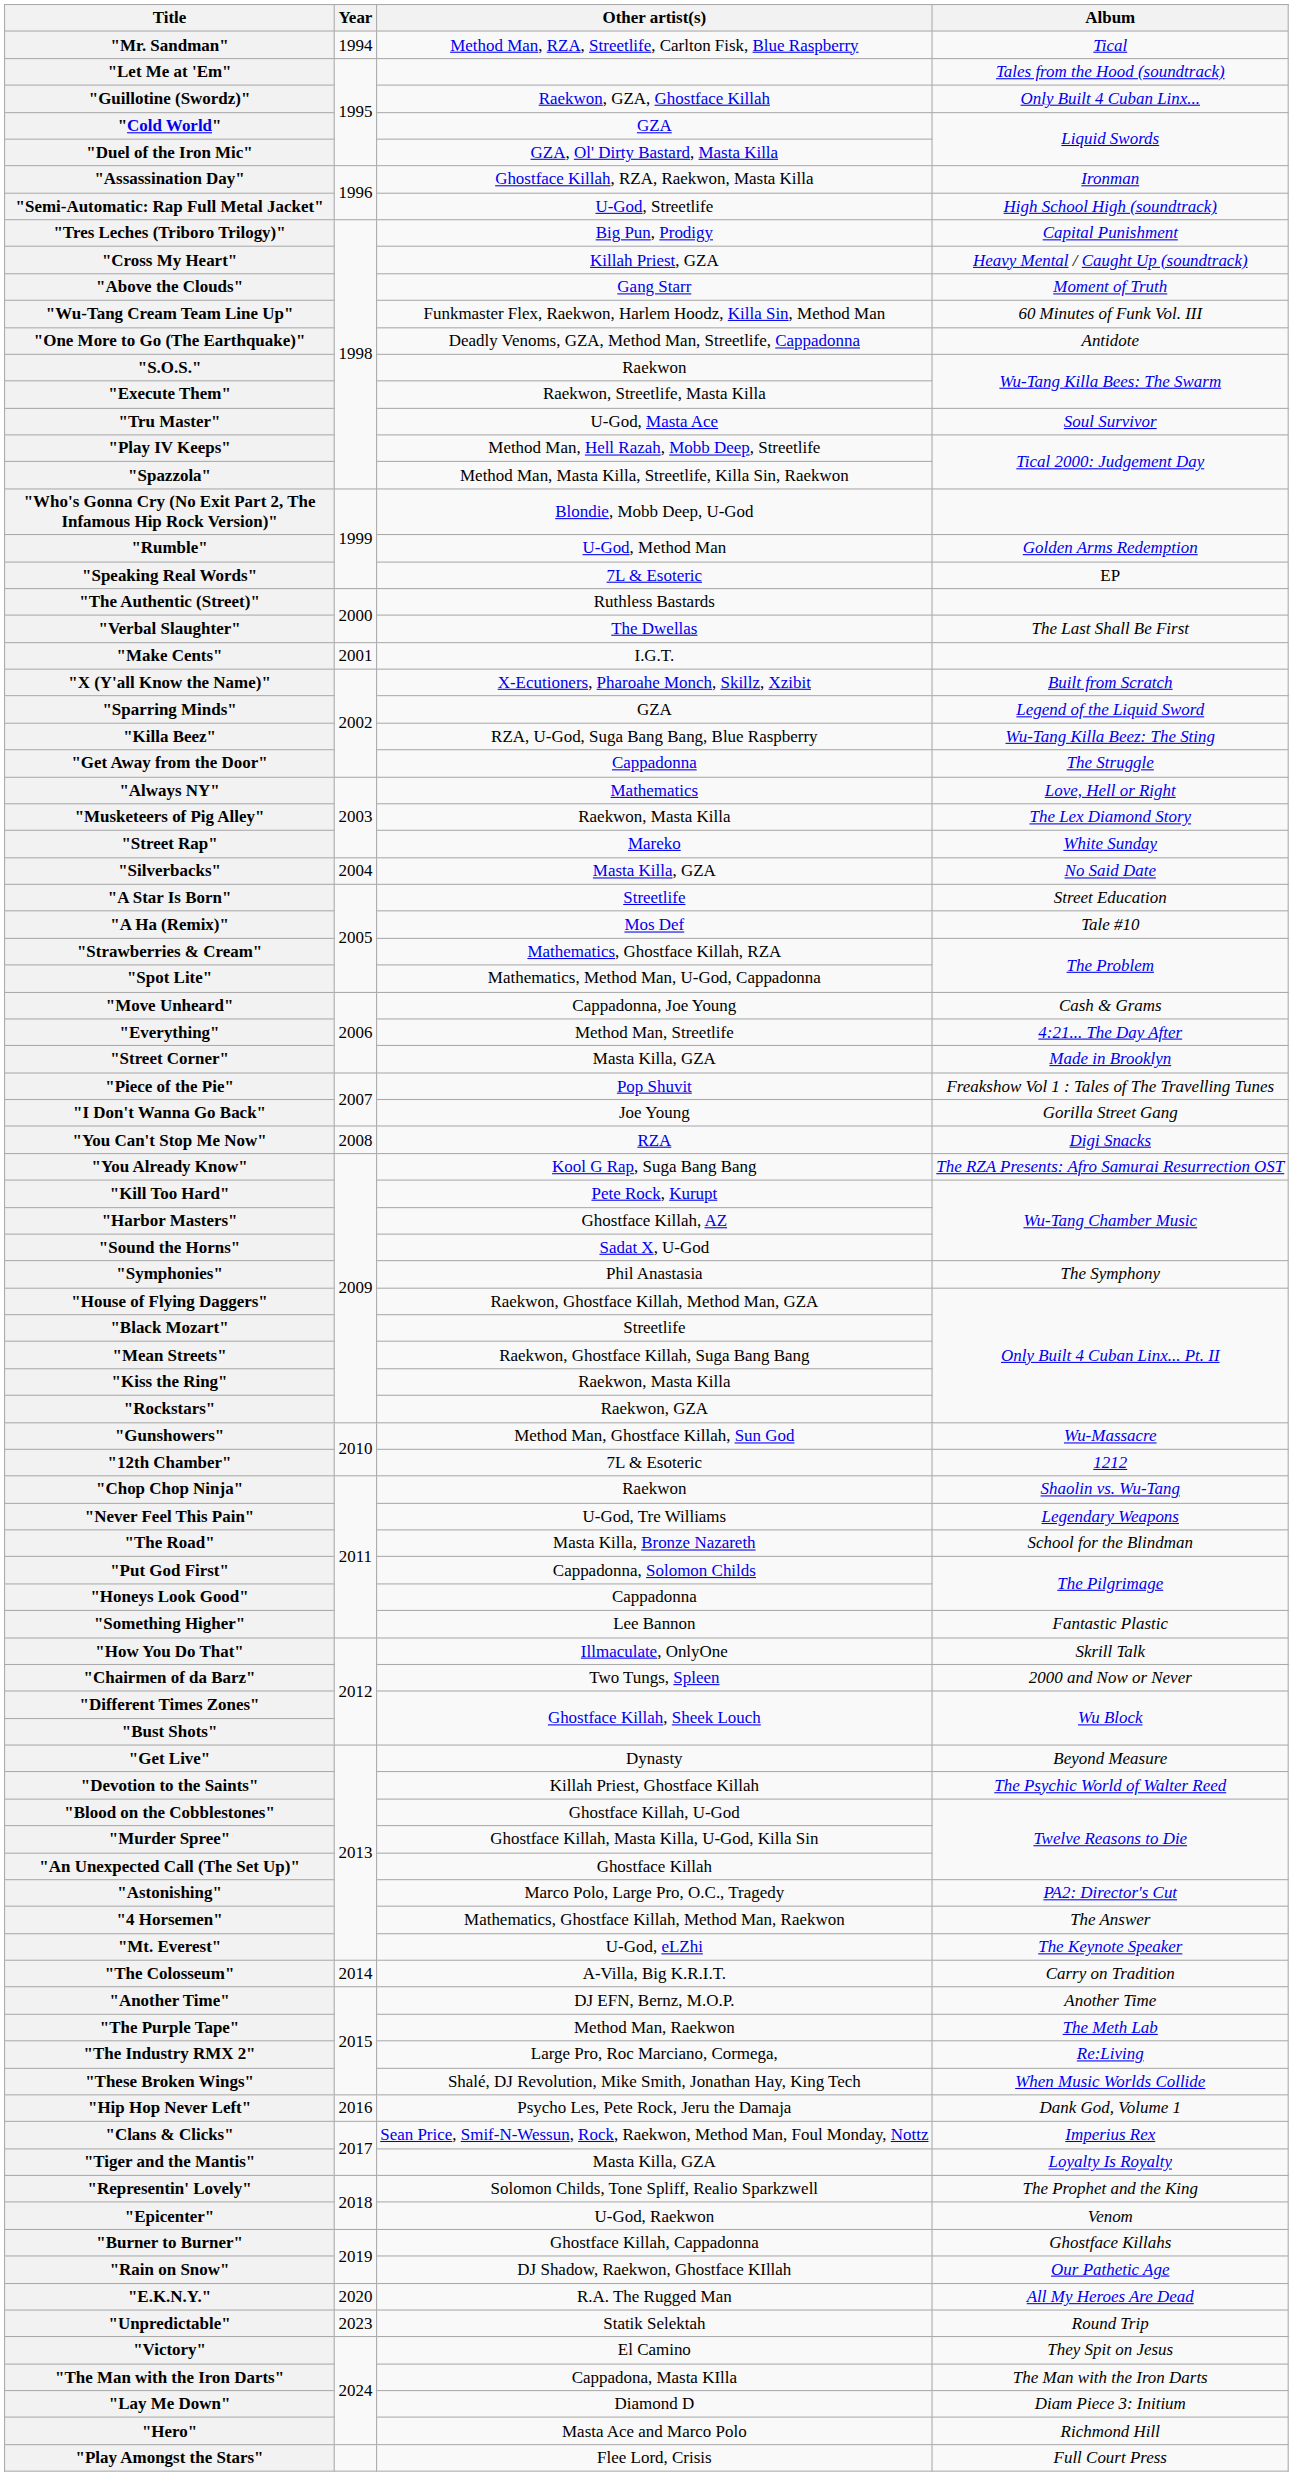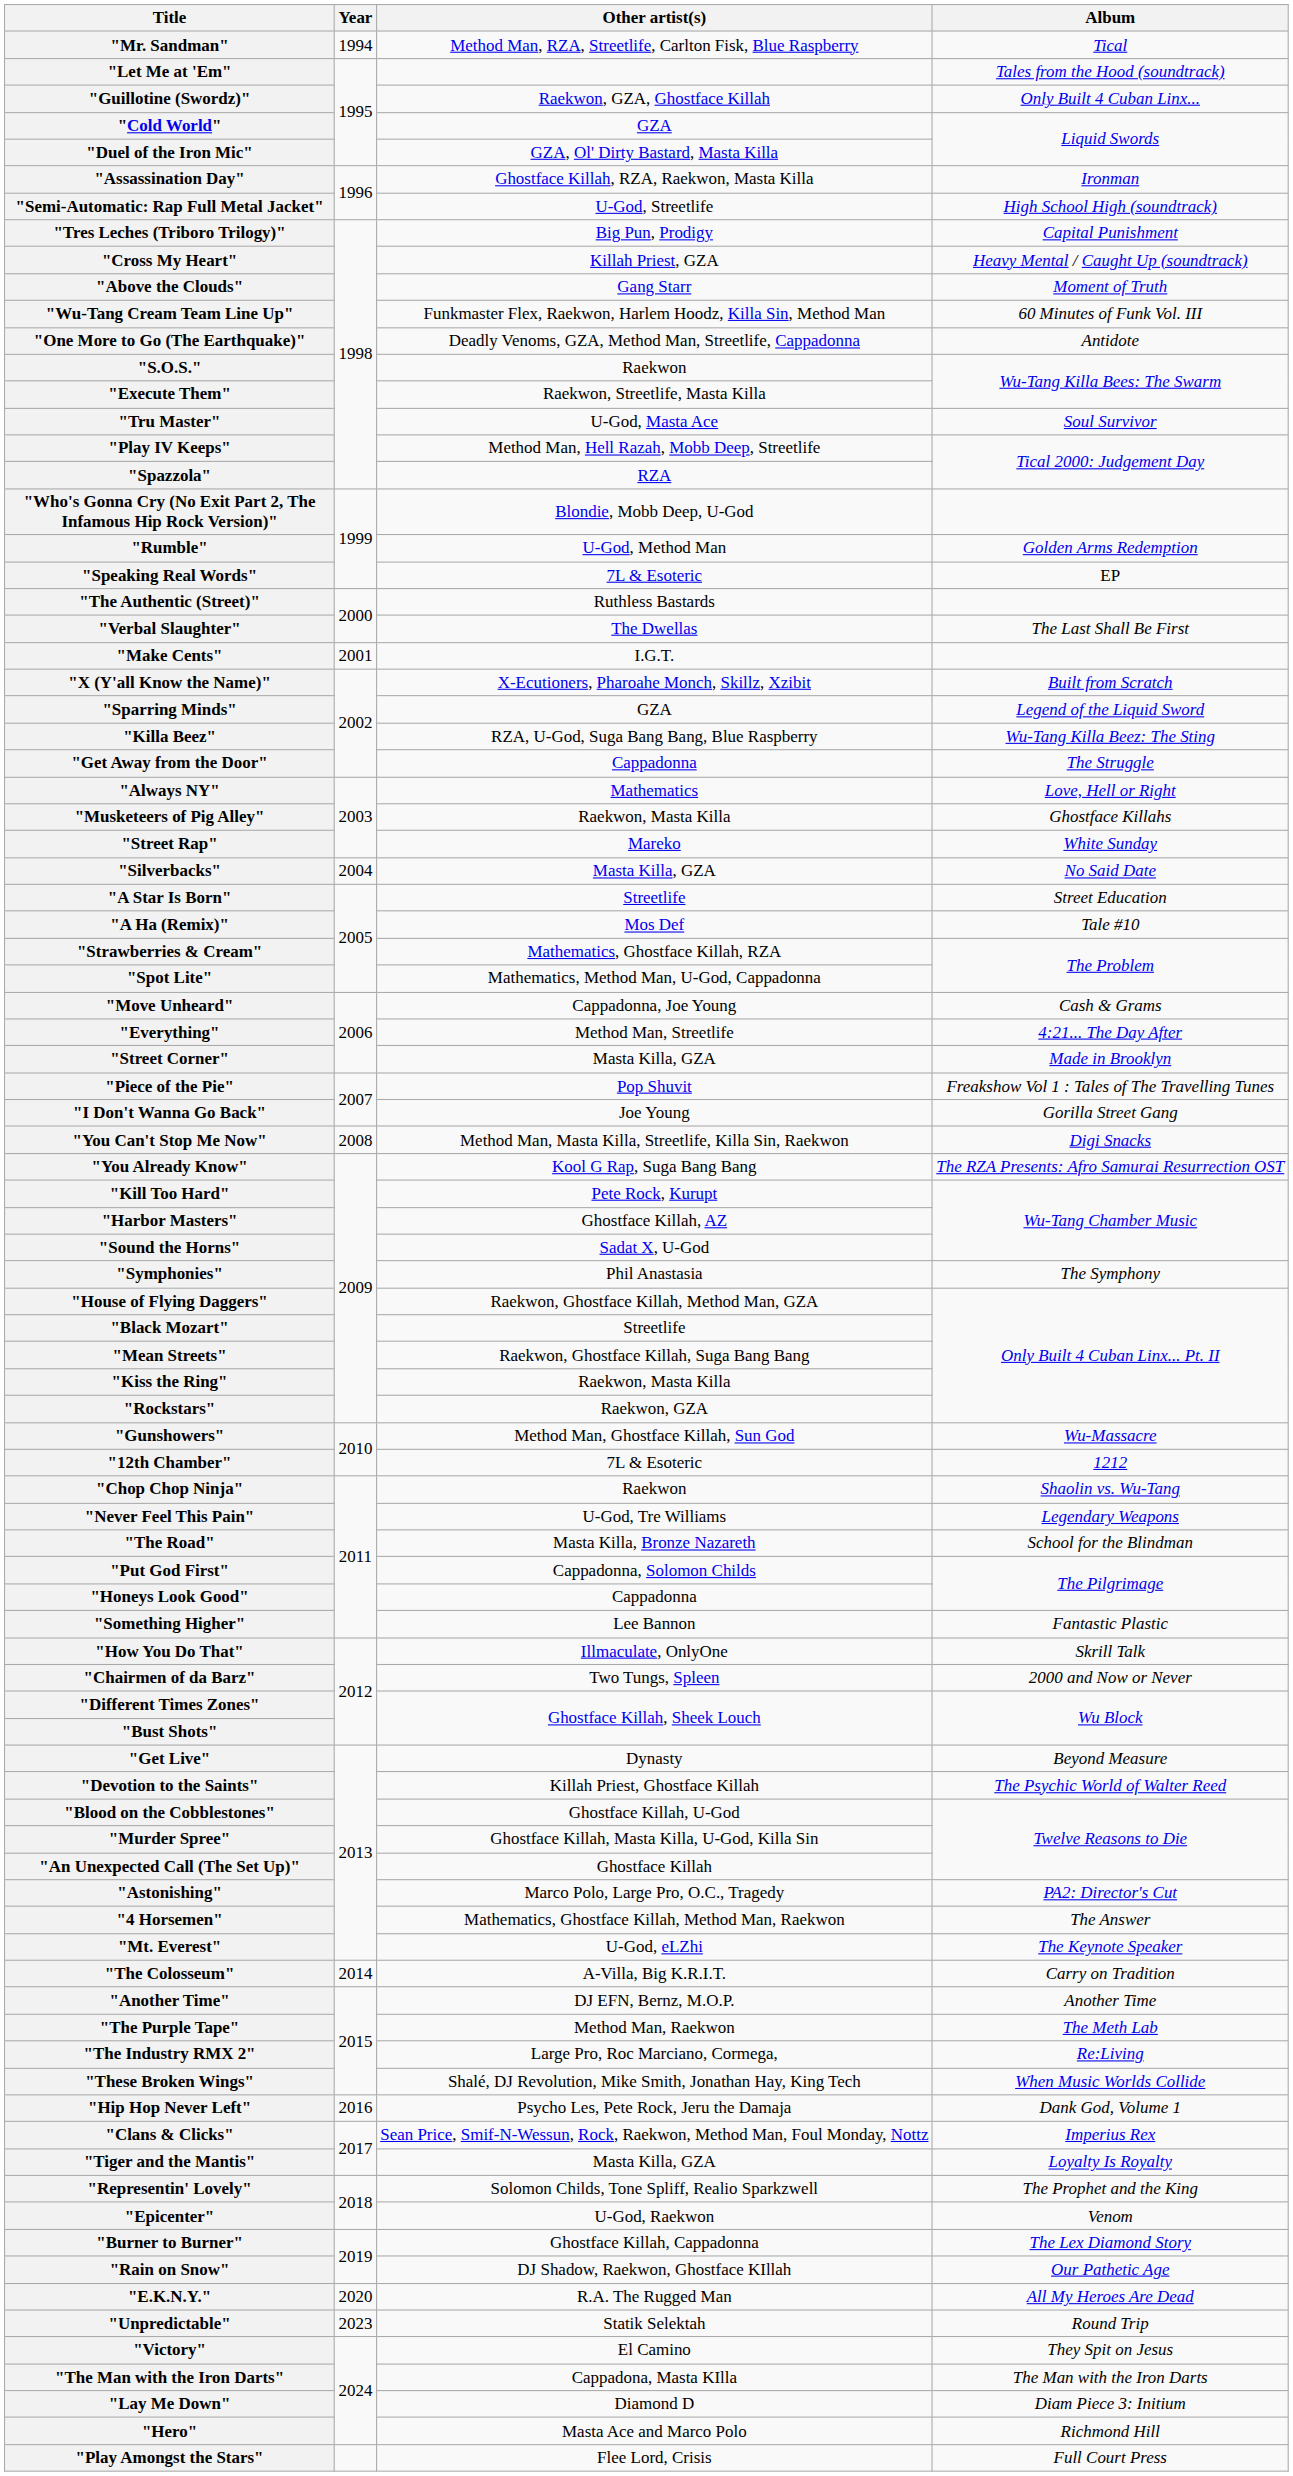(654, 475) Method Man, Masta Killa, Streetlife, Killa Sin, Raekwon -> (654, 475) RZA
(1110, 817) The Lex Diamond Story -> (1110, 817) Ghostface Killahs
(654, 1139) RZA -> (654, 1139) Method Man, Masta Killa, Streetlife, Killa Sin, Raekwon
(1110, 2242) Ghostface Killahs -> (1110, 2242) The Lex Diamond Story
